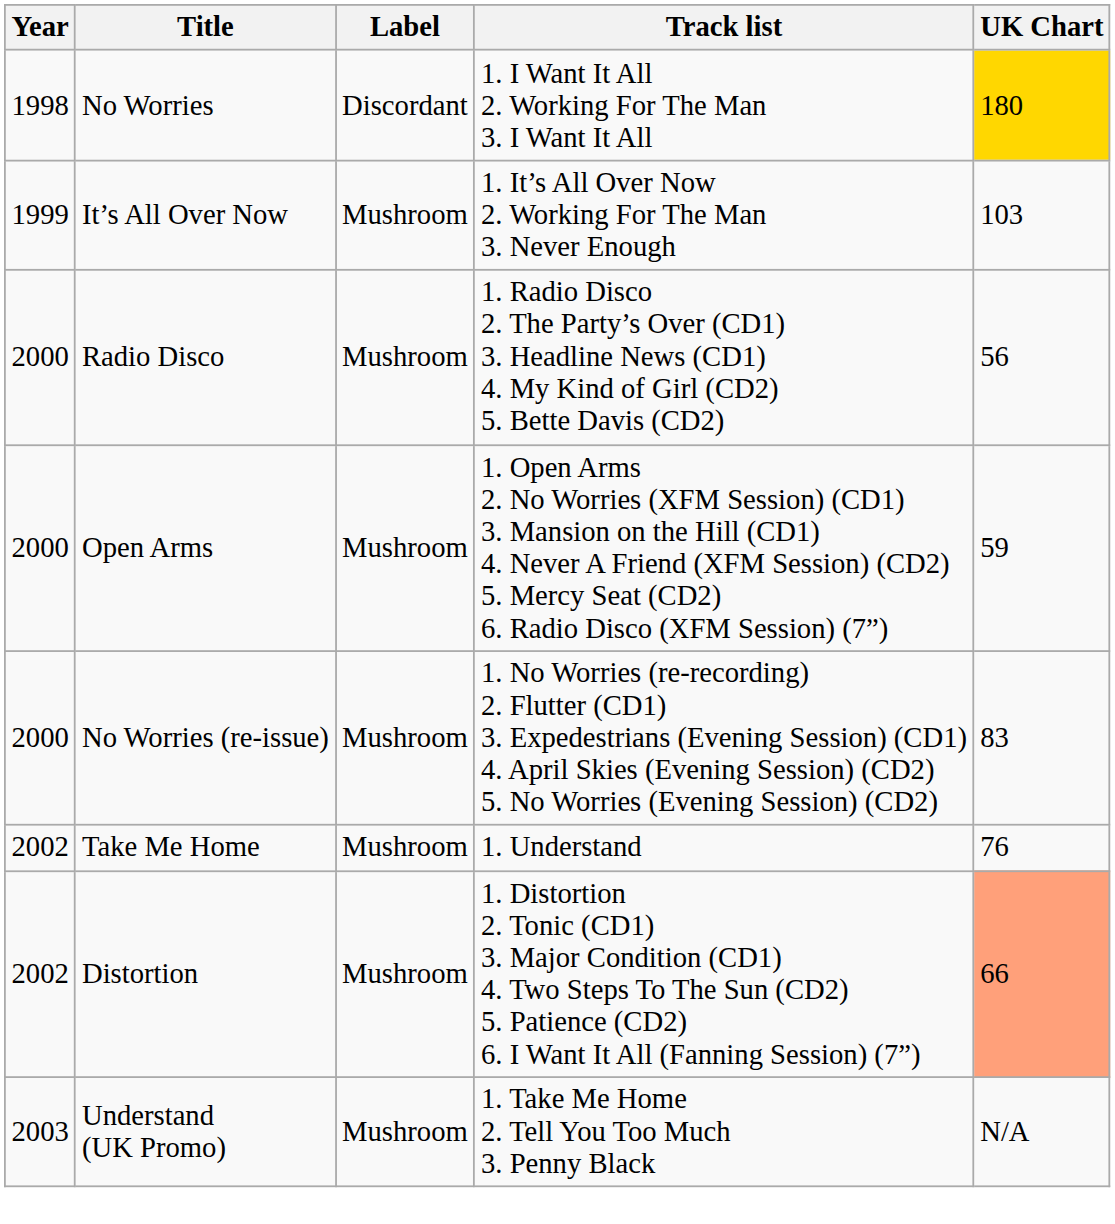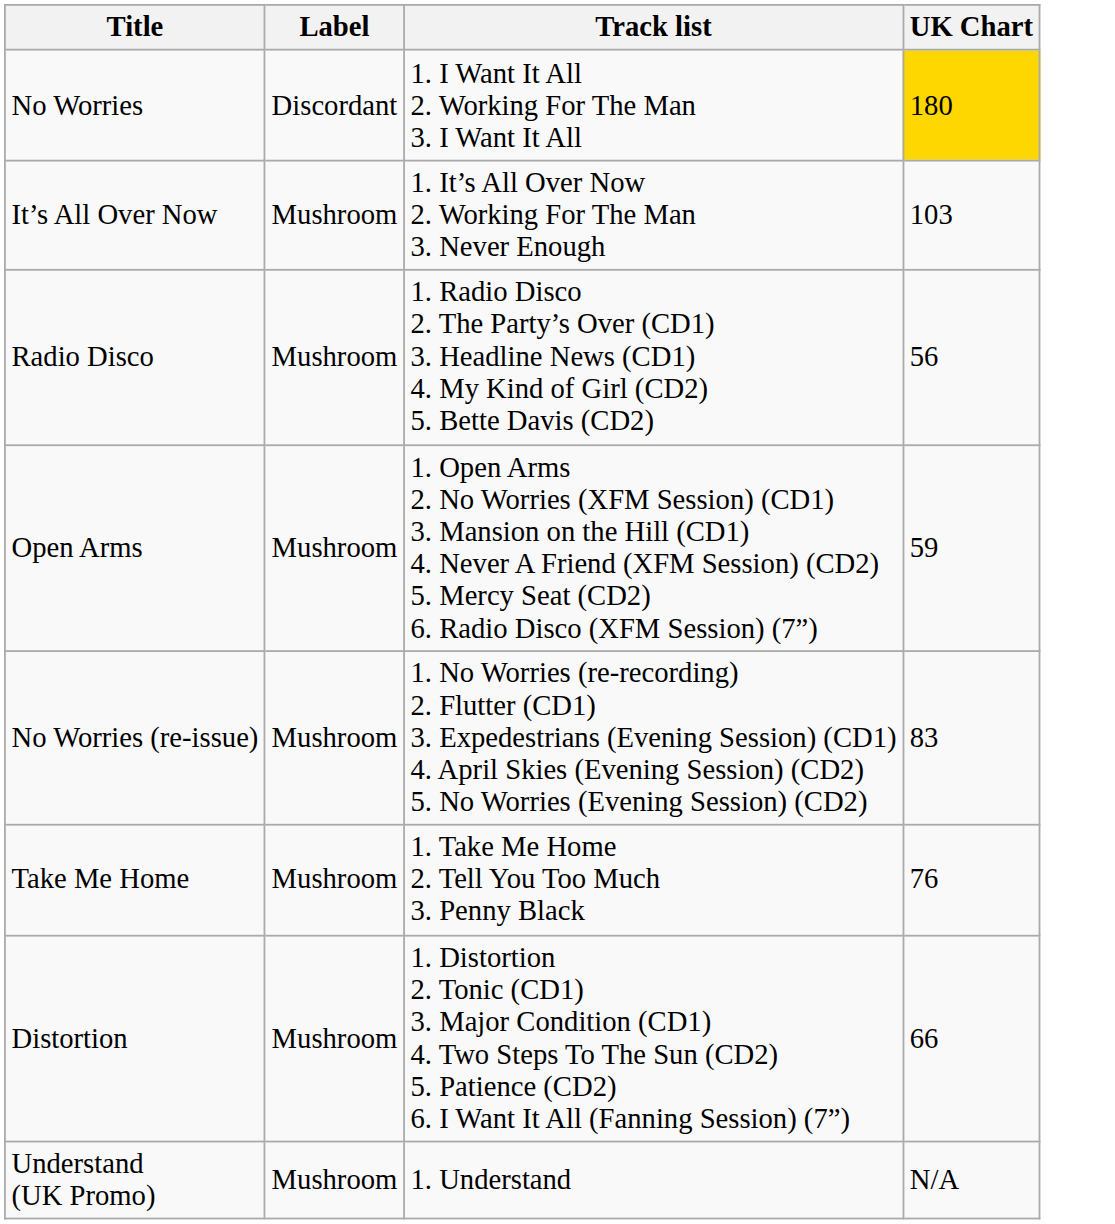- column: (40, 27)
(561, 847) 1. Understand -> (535, 879) 1. Take Me Home 2. Tell You Too Much 3. Penny Black
(995, 973) lightsalmon background -> (924, 1037) no background
(606, 1131) 1. Take Me Home 2. Tell You Too Much 3. Penny Black -> (491, 1179) 1. Understand
